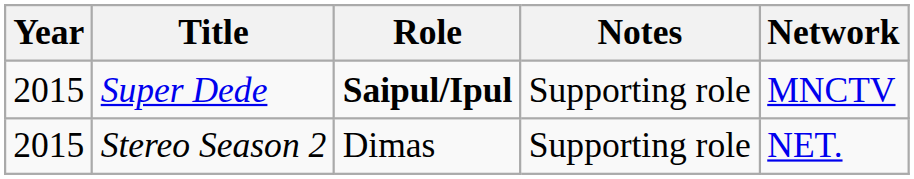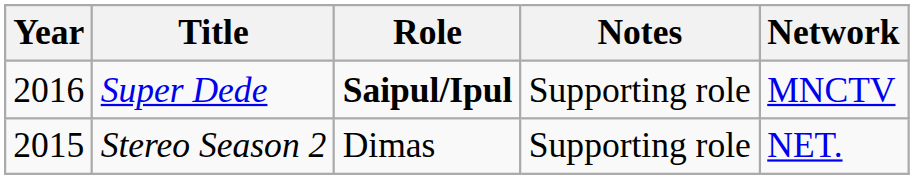(49, 88) 2015 -> (49, 88) 2016
